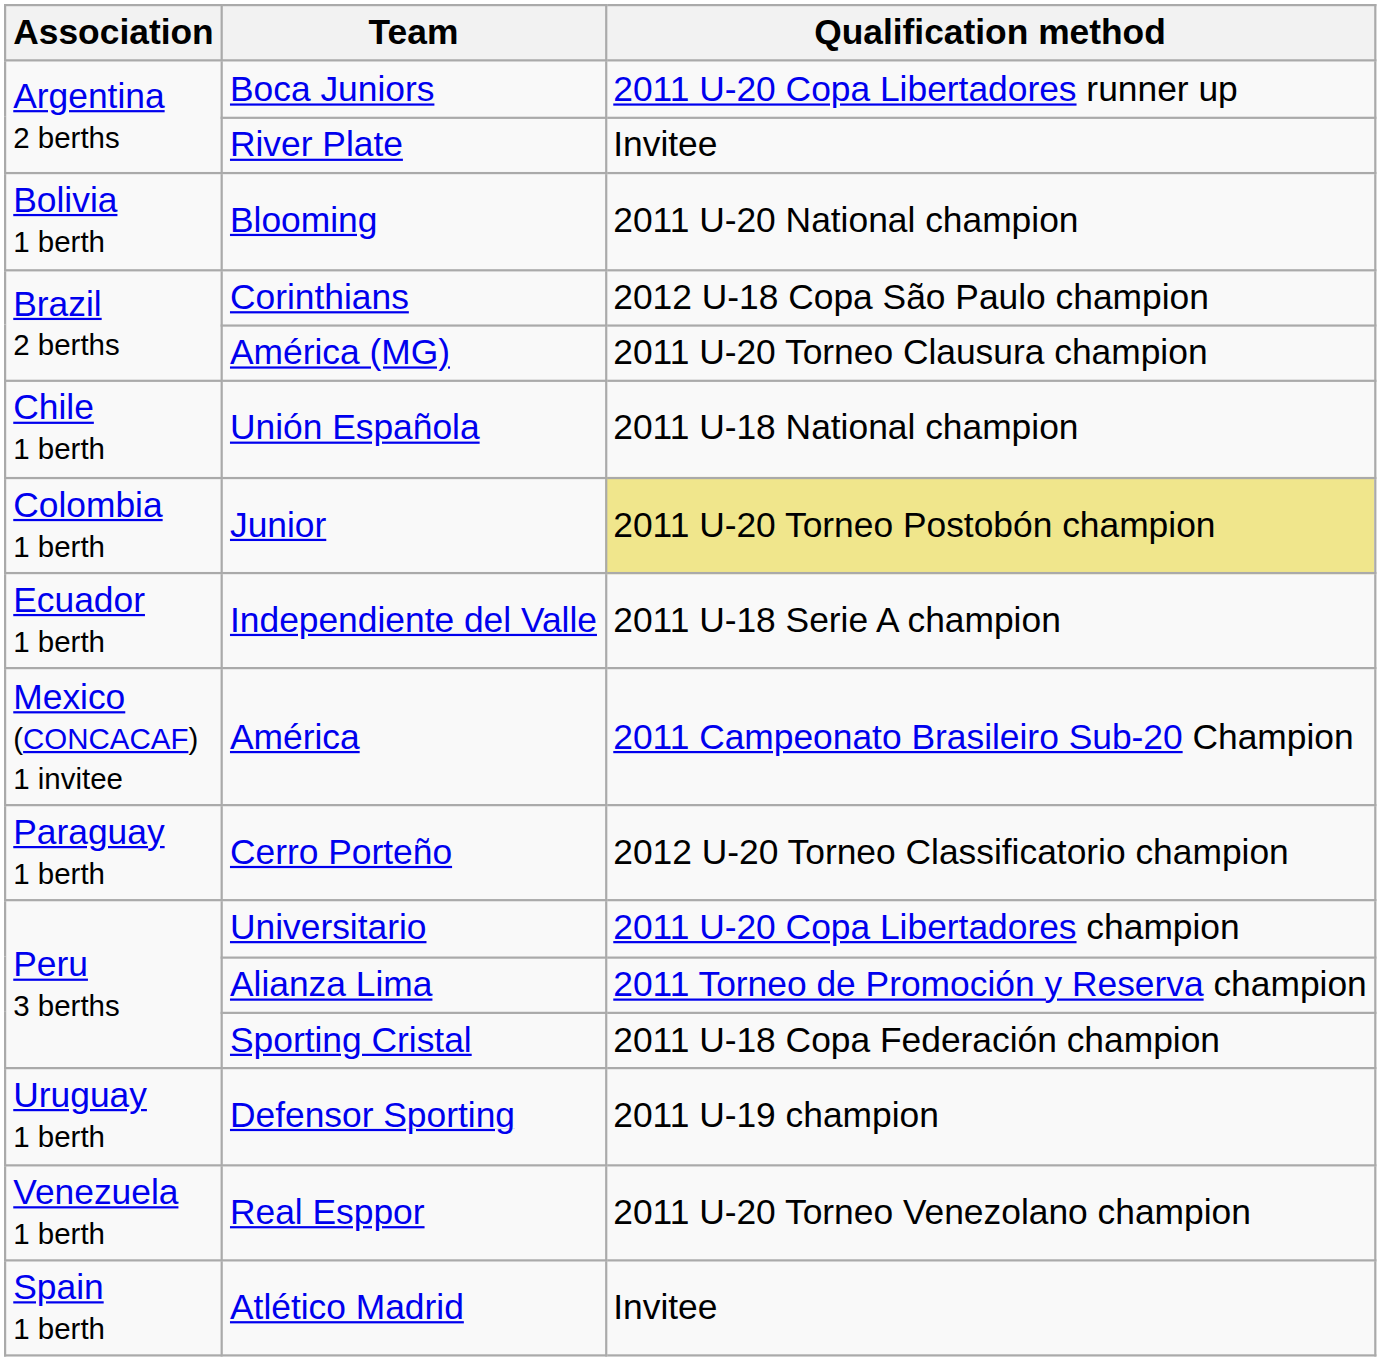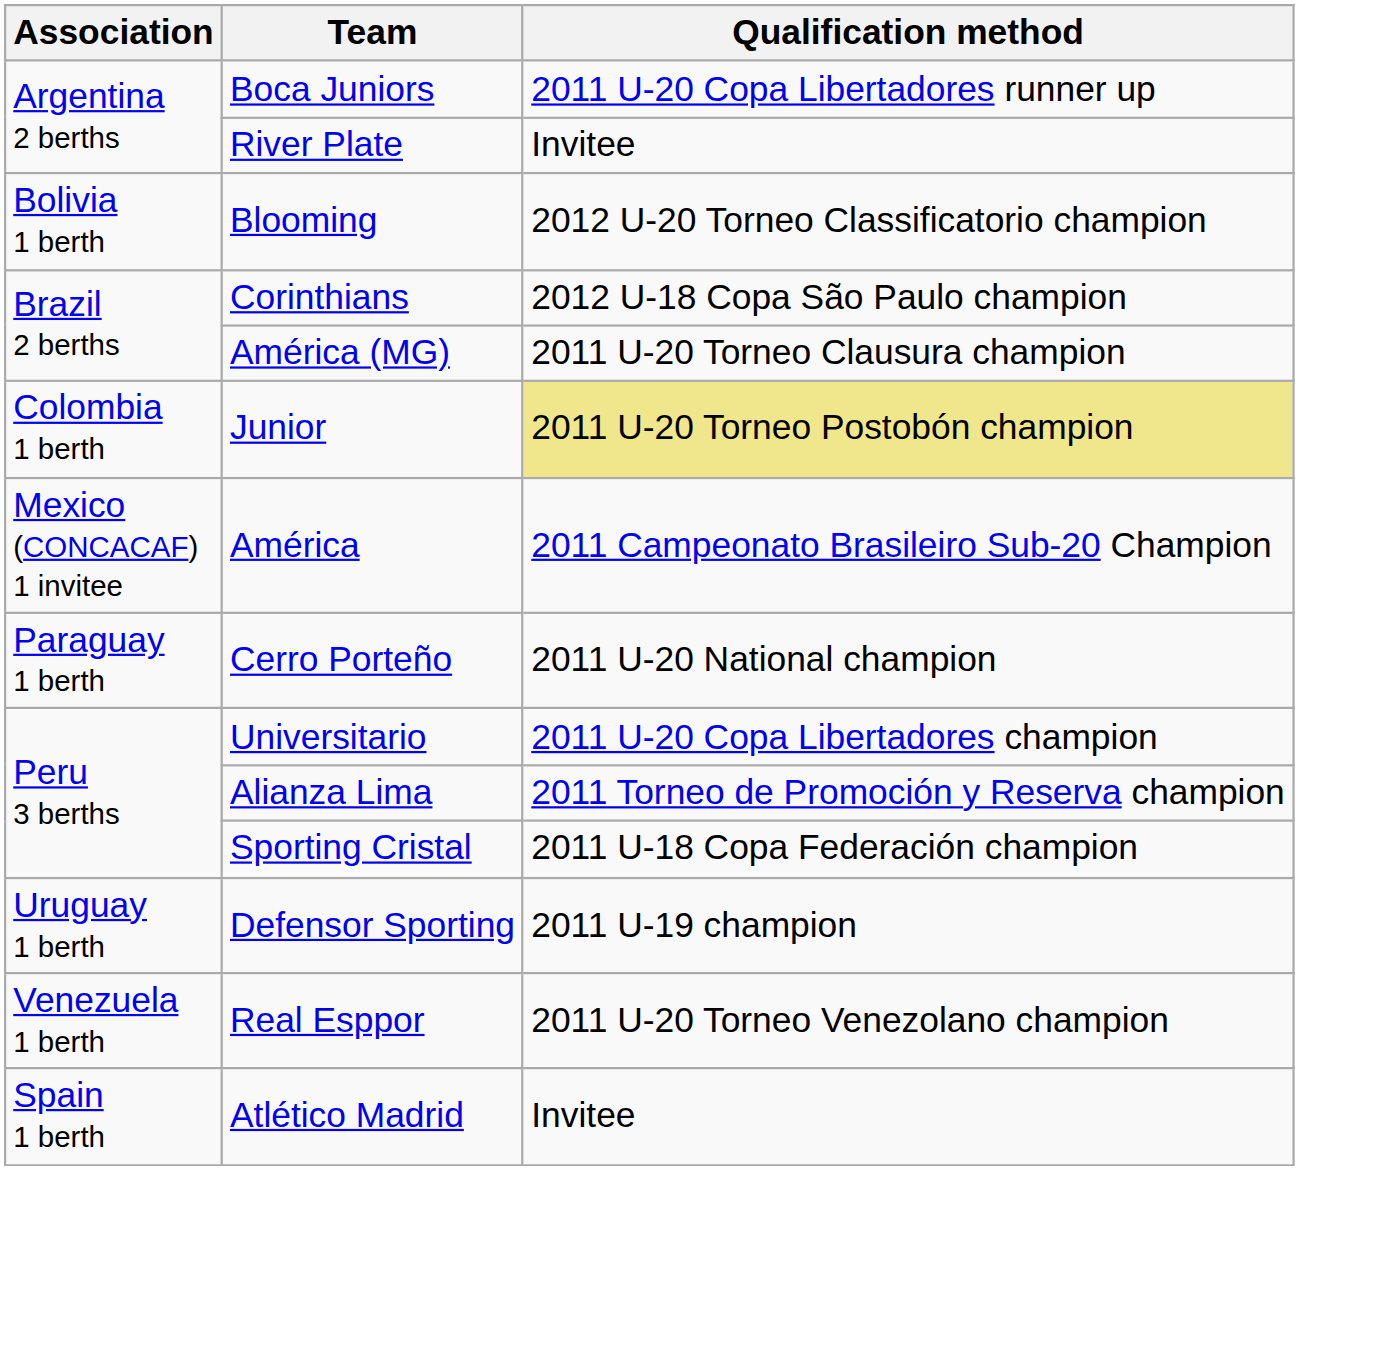(846, 220) 2011 U-20 National champion -> (869, 220) 2012 U-20 Torneo Classificatorio champion
- row: (355, 428)
- row: (413, 620)
(951, 851) 2012 U-20 Torneo Classificatorio champion -> (764, 660) 2011 U-20 National champion
